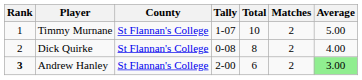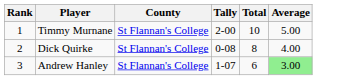- column: (291, 13)
(225, 30) 1-07 -> (225, 30) 2-00
(20, 65) bold -> (20, 65) normal
(225, 65) 2-00 -> (225, 65) 1-07
